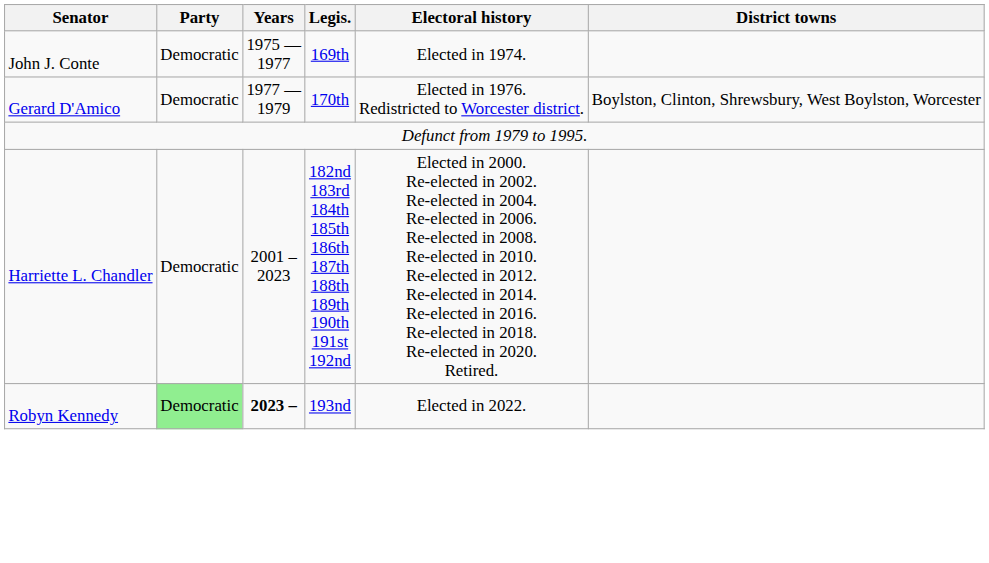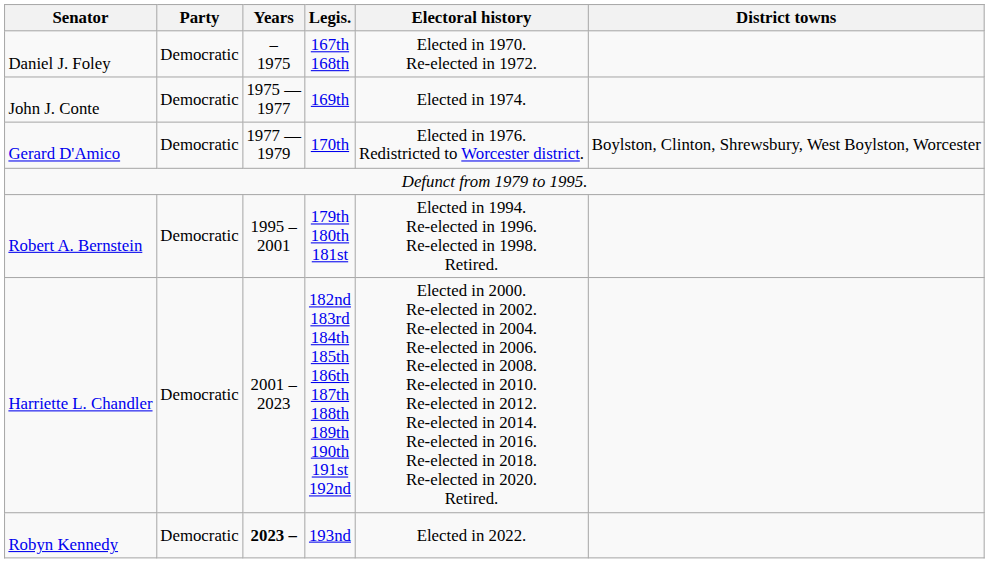+ row: (59, 63)
+ row: (75, 245)
(199, 406) lightgreen background -> (199, 535) no background
